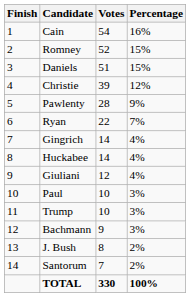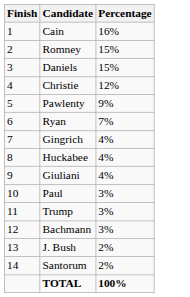- column: (111, 13)
